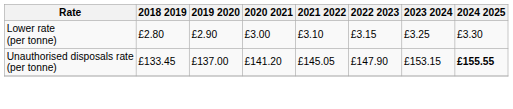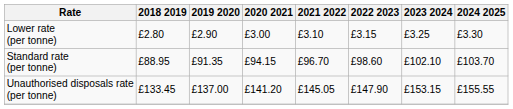+ row: (38, 62)
(476, 62) bold -> (476, 90) normal
